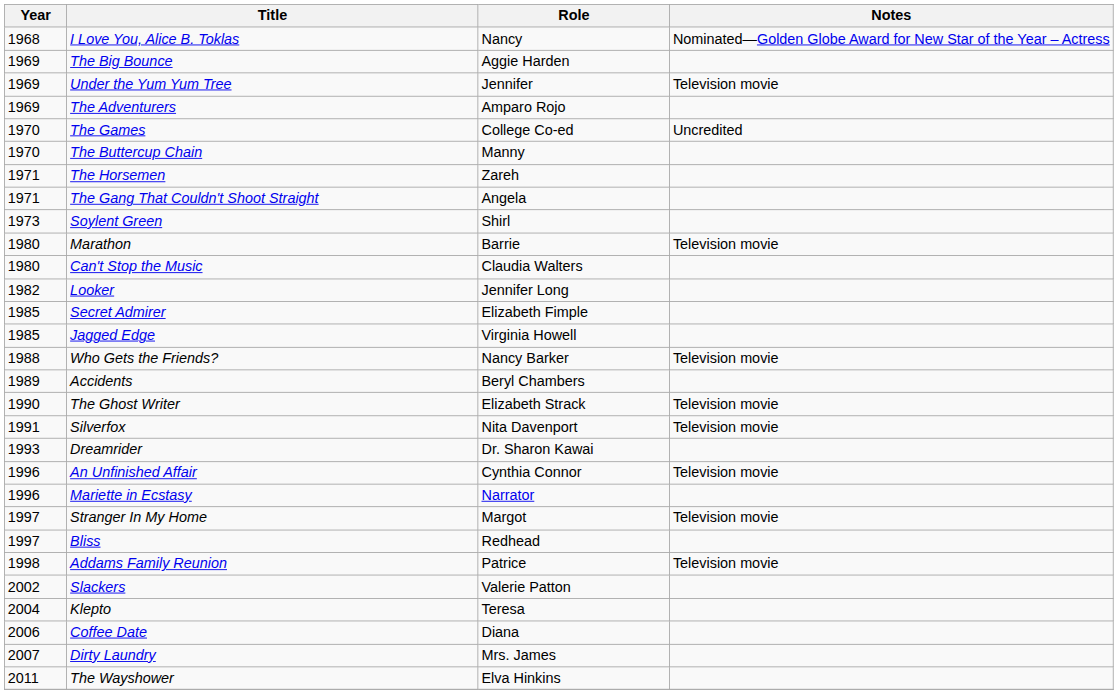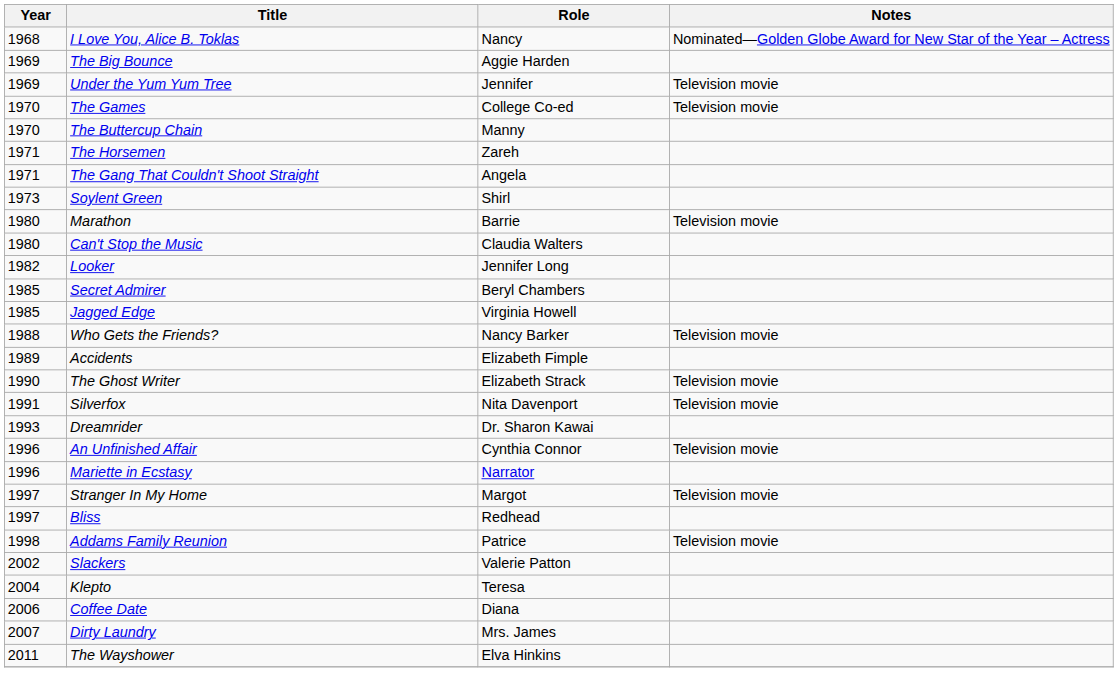- row: (123, 107)
(708, 130) Uncredited -> (726, 107) Television movie
(535, 312) Elizabeth Fimple -> (533, 289) Beryl Chambers
(533, 381) Beryl Chambers -> (535, 358) Elizabeth Fimple
